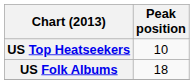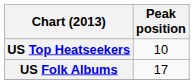(161, 69) 18 -> (161, 69) 17
